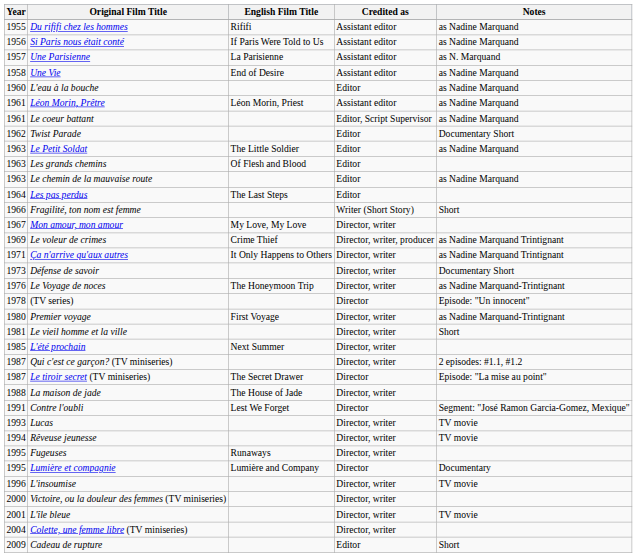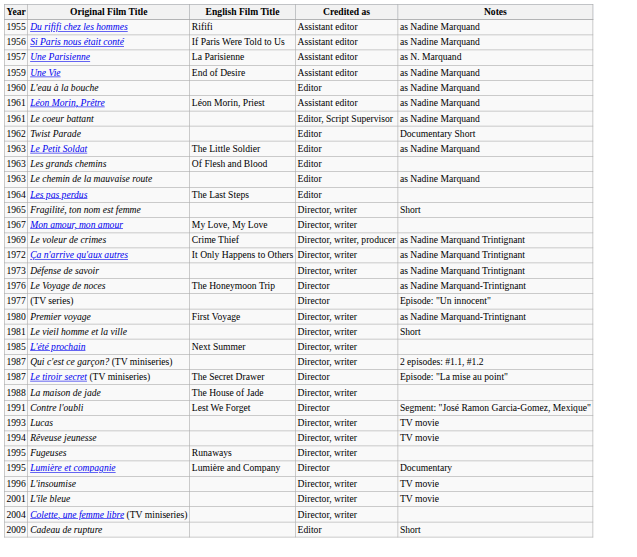(16, 73) 1958 -> (16, 73) 1959
(16, 210) 1966 -> (16, 210) 1965
(375, 210) Writer (Short Story) -> (327, 210) Director, writer
(16, 255) 1971 -> (16, 255) 1972
(476, 270) Documentary Short -> (462, 270) as Nadine Marquand Trintignant
(366, 286) Director, writer -> (314, 286) Director
(16, 301) 1978 -> (16, 301) 1977
- row: (128, 499)
